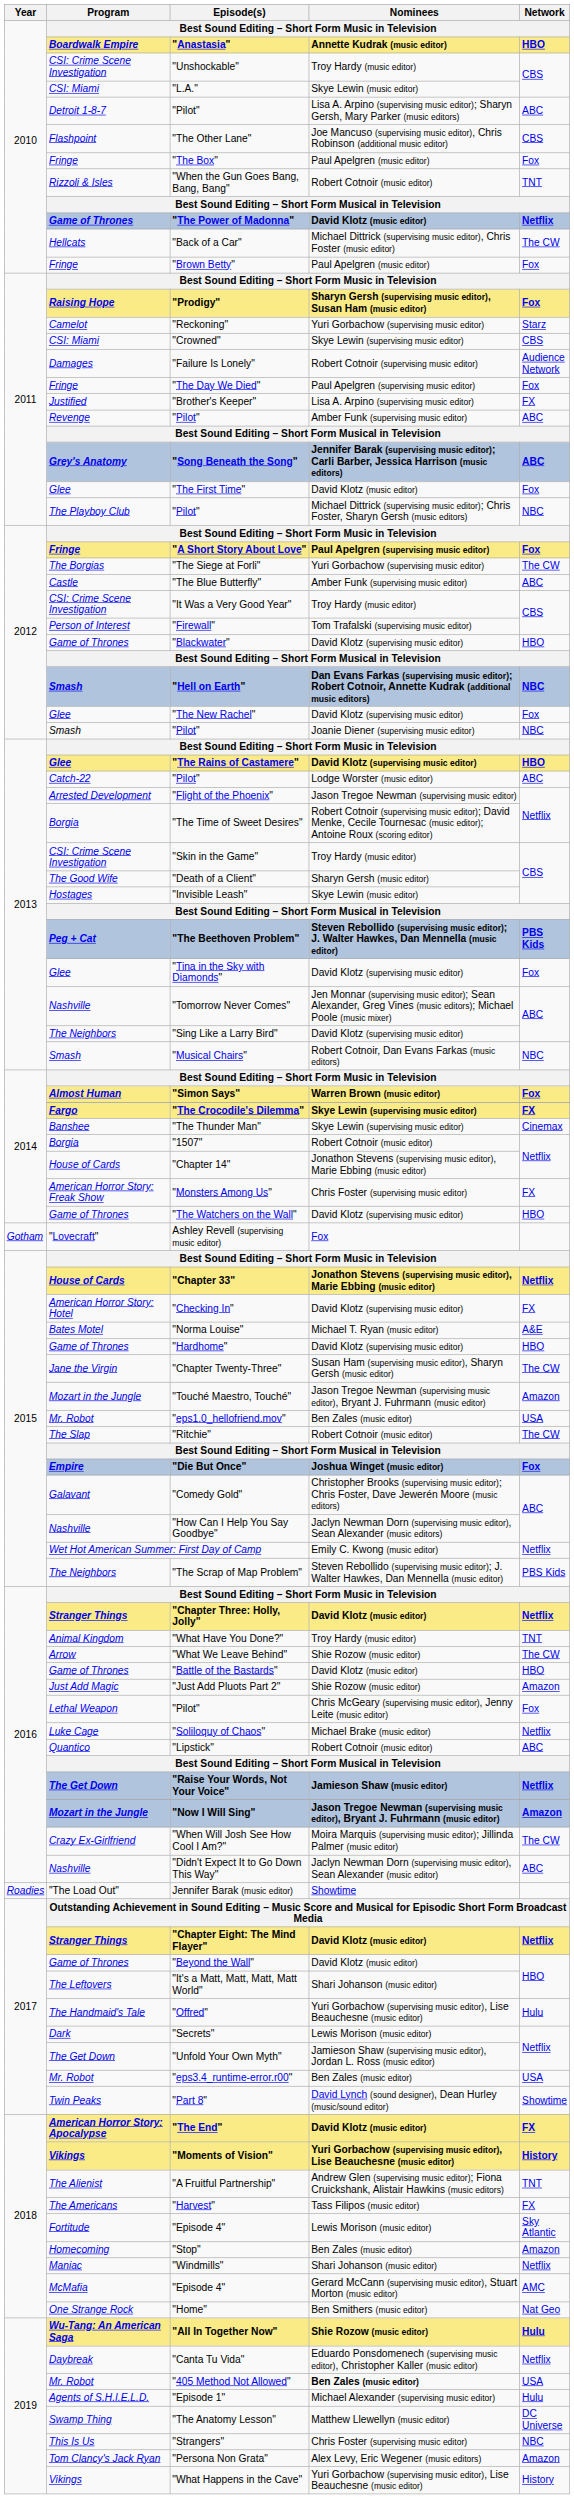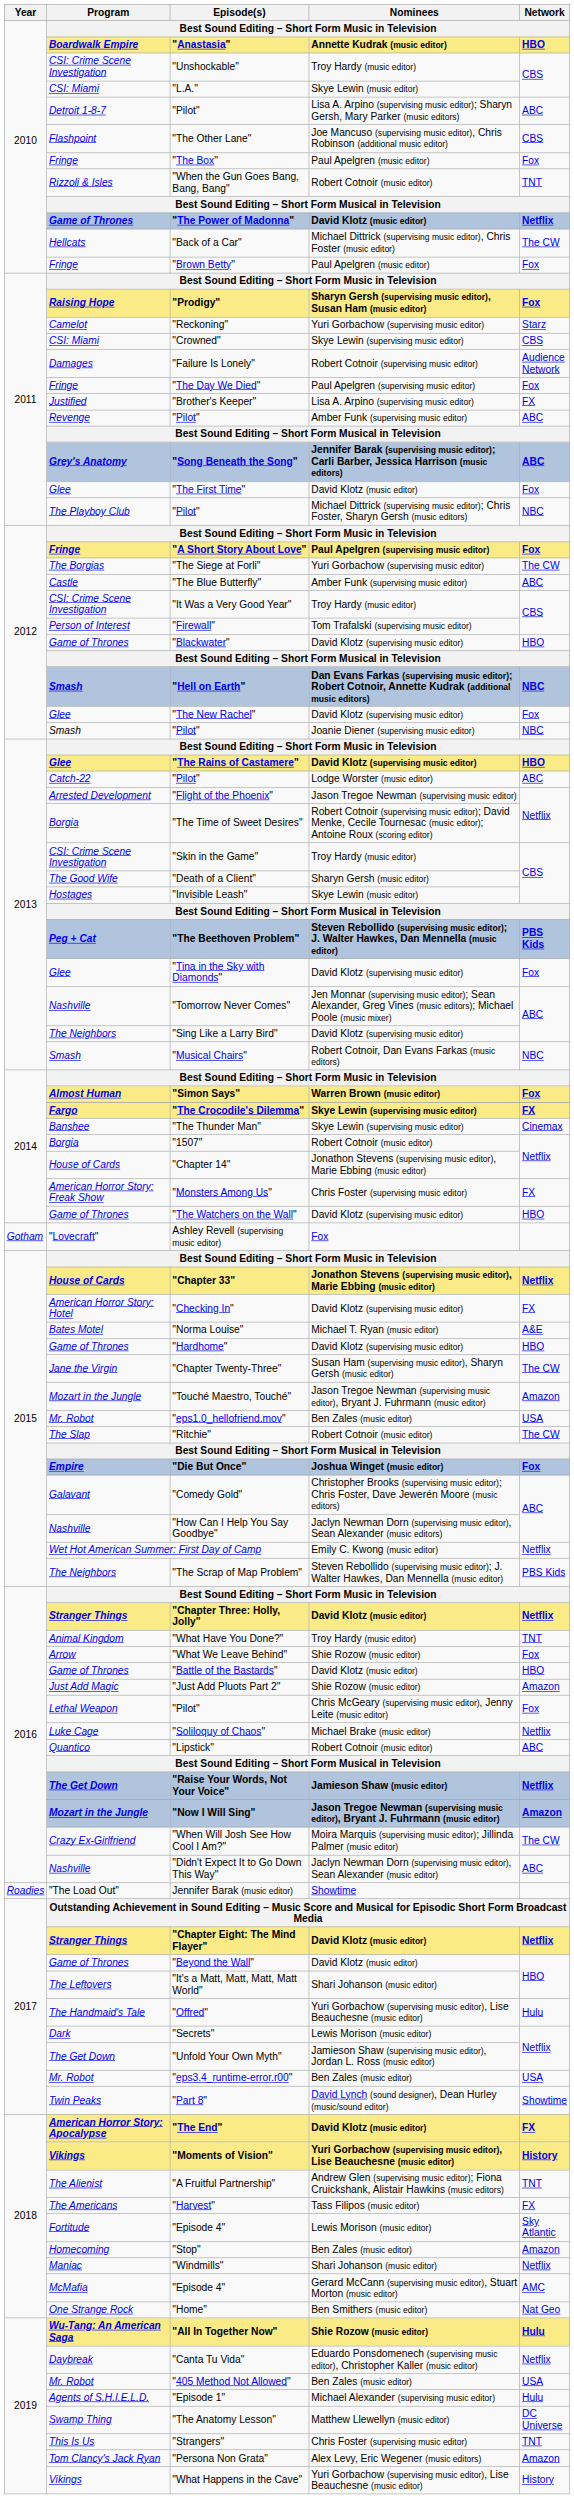(541, 1654) The CW -> (531, 1654) Fox
(365, 2381) bold -> (362, 2381) normal
(533, 2442) NBC -> (532, 2442) TNT
